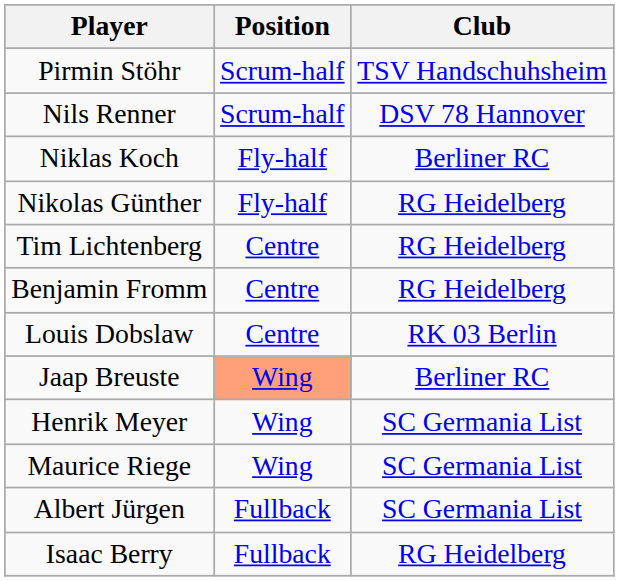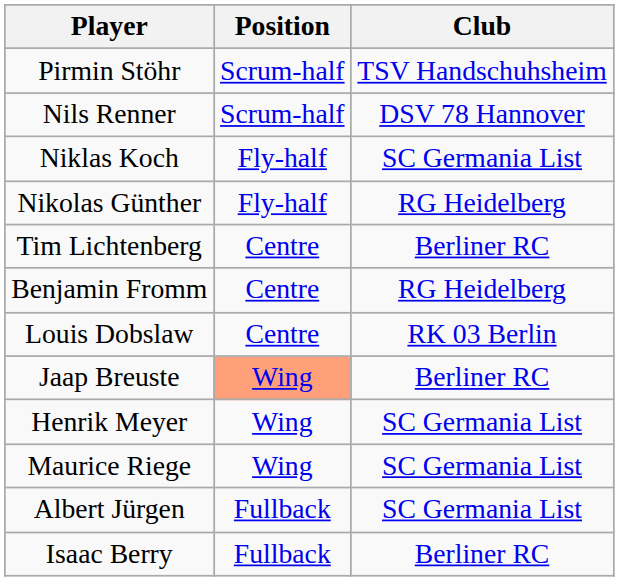(482, 158) Berliner RC -> (482, 158) SC Germania List
(482, 245) RG Heidelberg -> (482, 245) Berliner RC
(482, 553) RG Heidelberg -> (482, 553) Berliner RC
